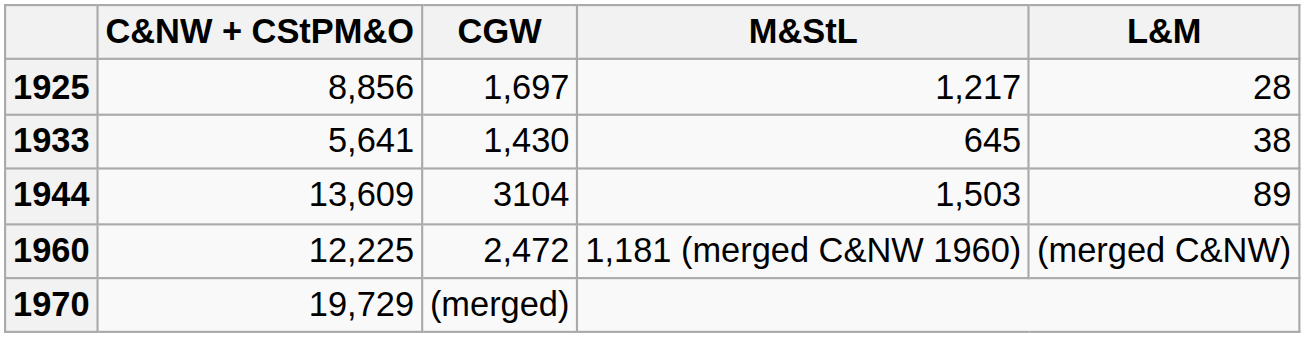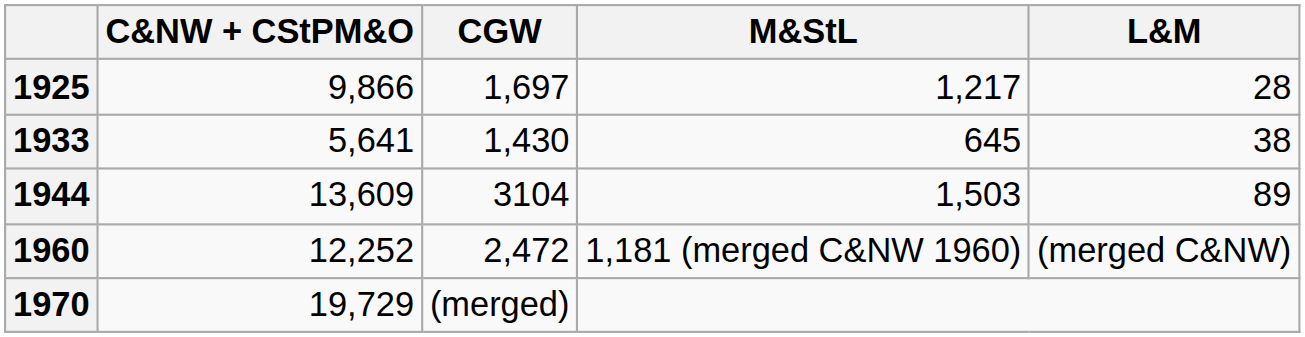(371, 86) 8,856 -> (371, 86) 9,866
(361, 250) 12,225 -> (361, 250) 12,252
